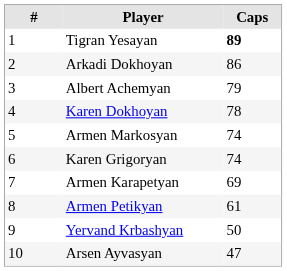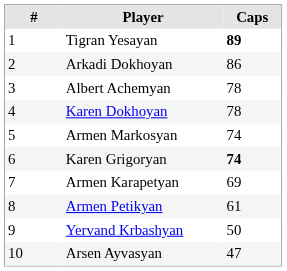(234, 87) 79 -> (234, 87) 78
(234, 158) normal -> (234, 158) bold
